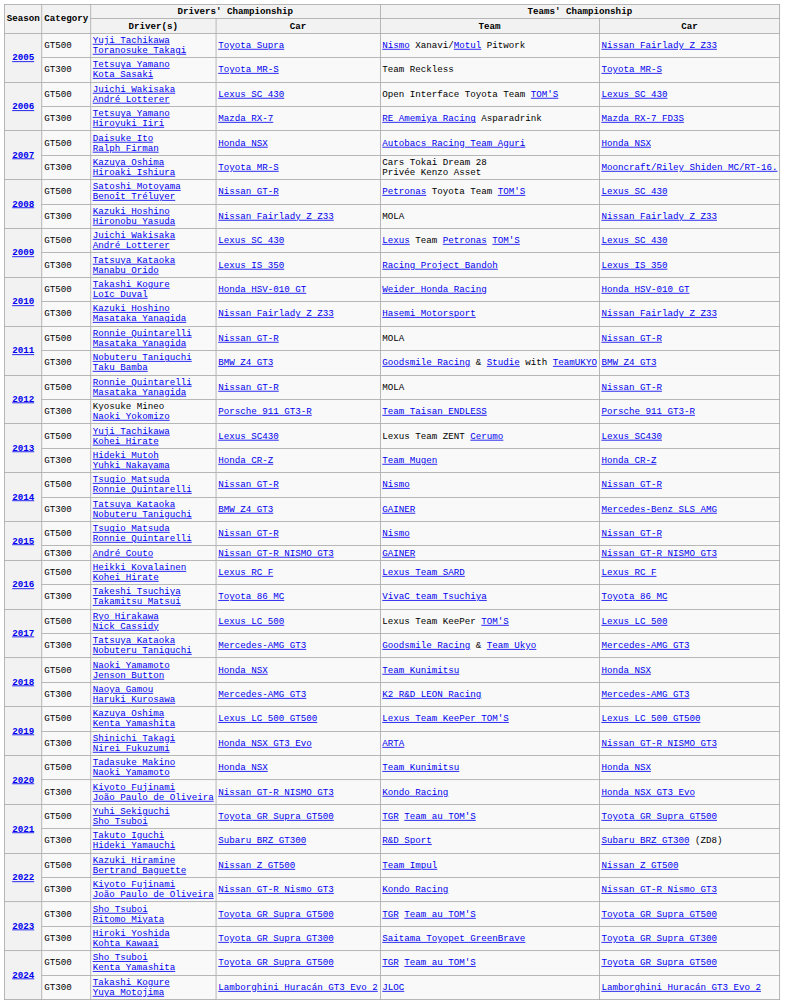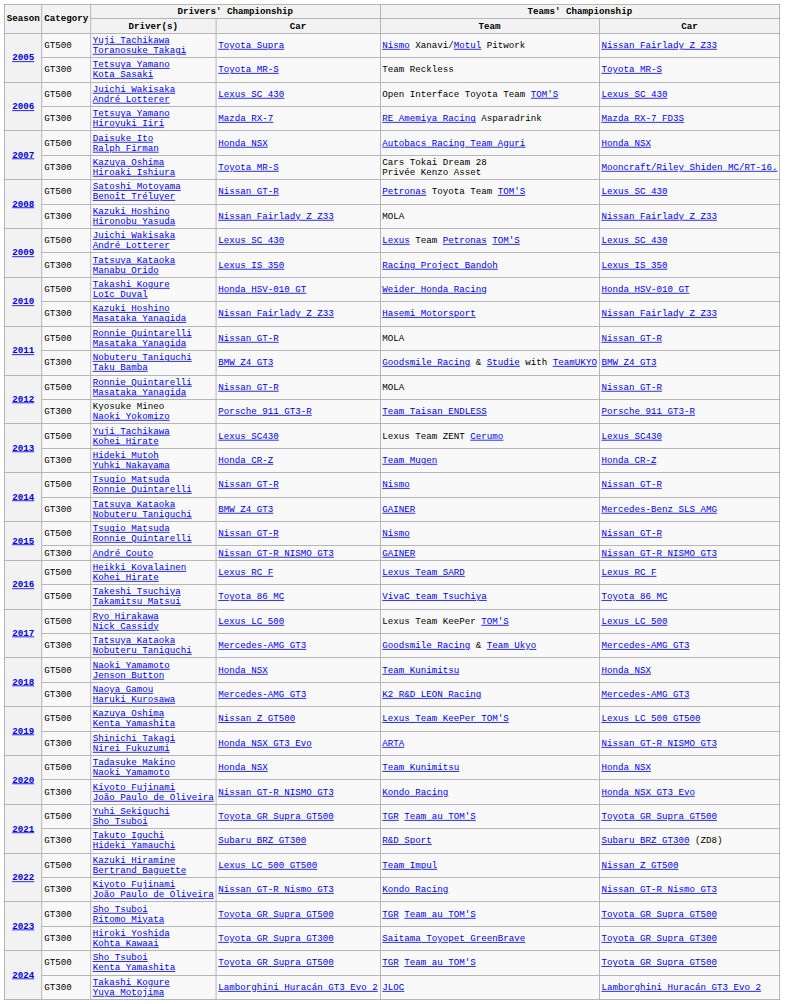(58, 597) GT300 -> (58, 597) GT500
(268, 719) Lexus LC 500 GT500 -> (257, 719) Nissan Z GT500
(257, 865) Nissan Z GT500 -> (268, 865) Lexus LC 500 GT500
